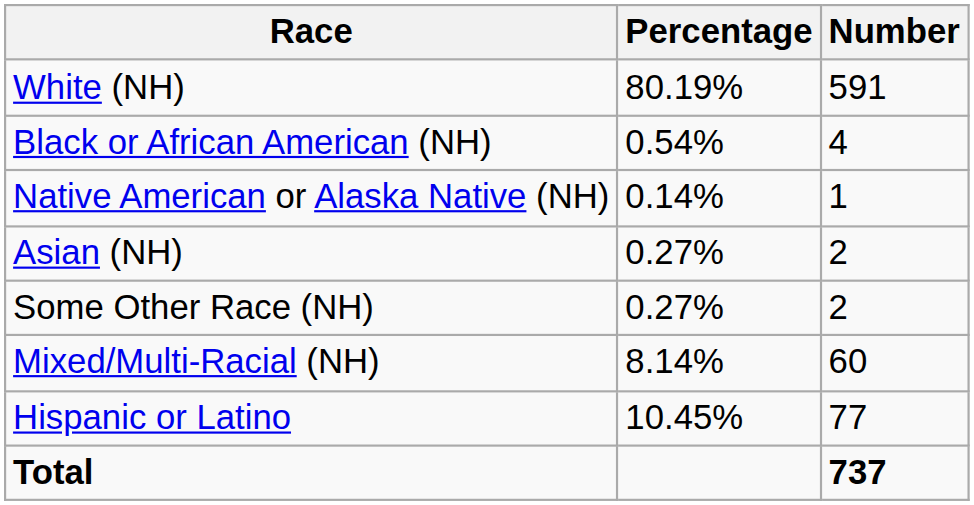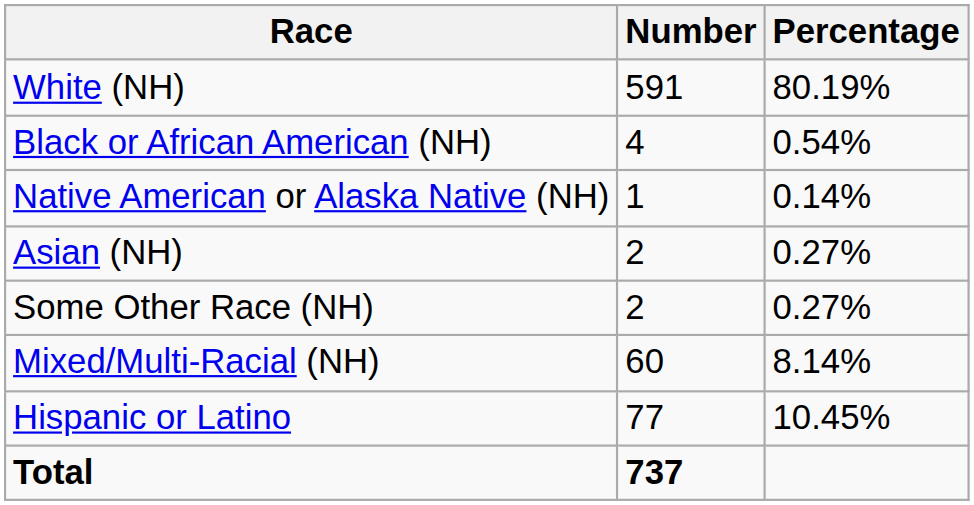columns swapped: (894, 32) <-> (719, 32)
